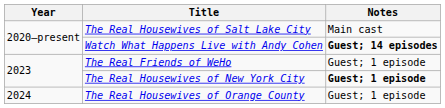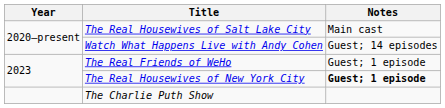(383, 46) bold -> (383, 46) normal
- row: (195, 95)
+ row: (149, 95)
